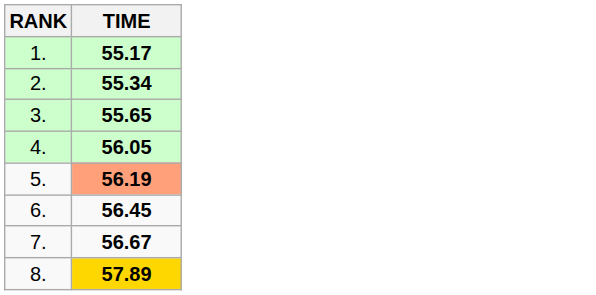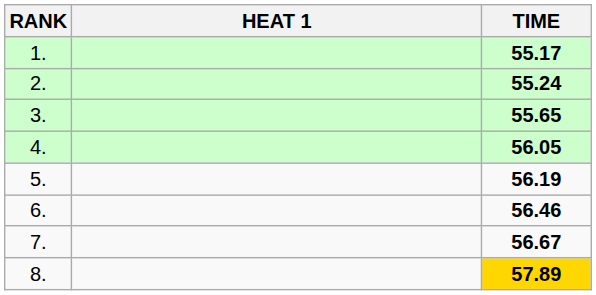+ column: (277, 21)
(127, 84) 55.34 -> (536, 84) 55.24
(127, 179) lightsalmon background -> (536, 179) no background
(127, 211) 56.45 -> (536, 211) 56.46
